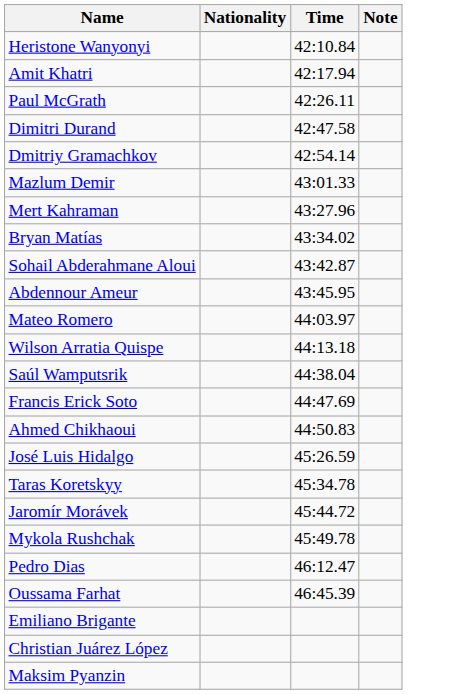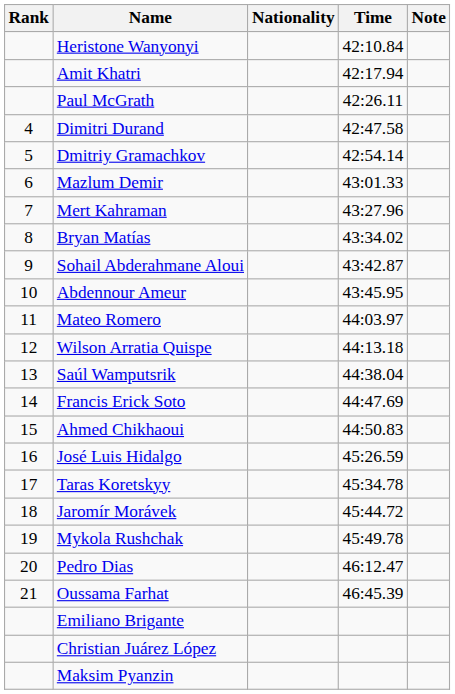+ column: (29, 18)
